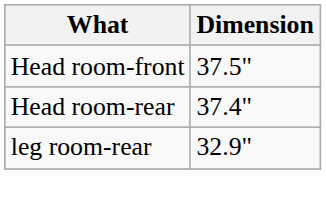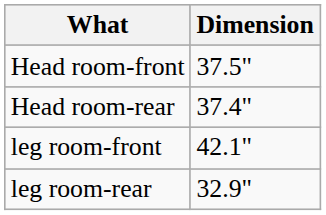+ row: (86, 147)
